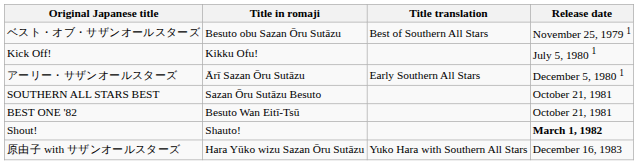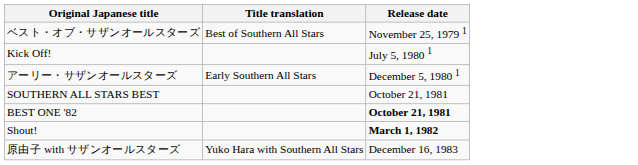- column: (285, 13)
(572, 112) normal -> (410, 112) bold
